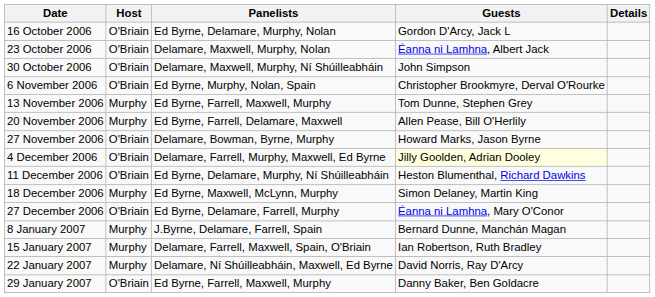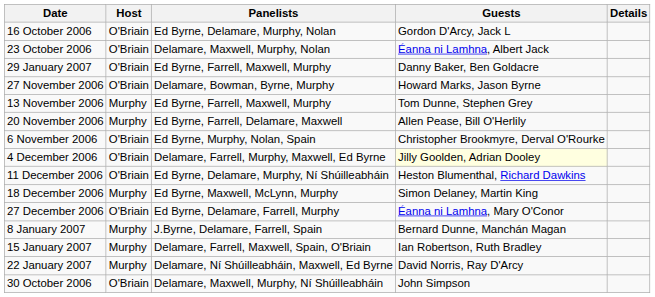rows swapped: (49, 67) <-> (49, 283)
rows swapped: (52, 85) <-> (55, 139)
